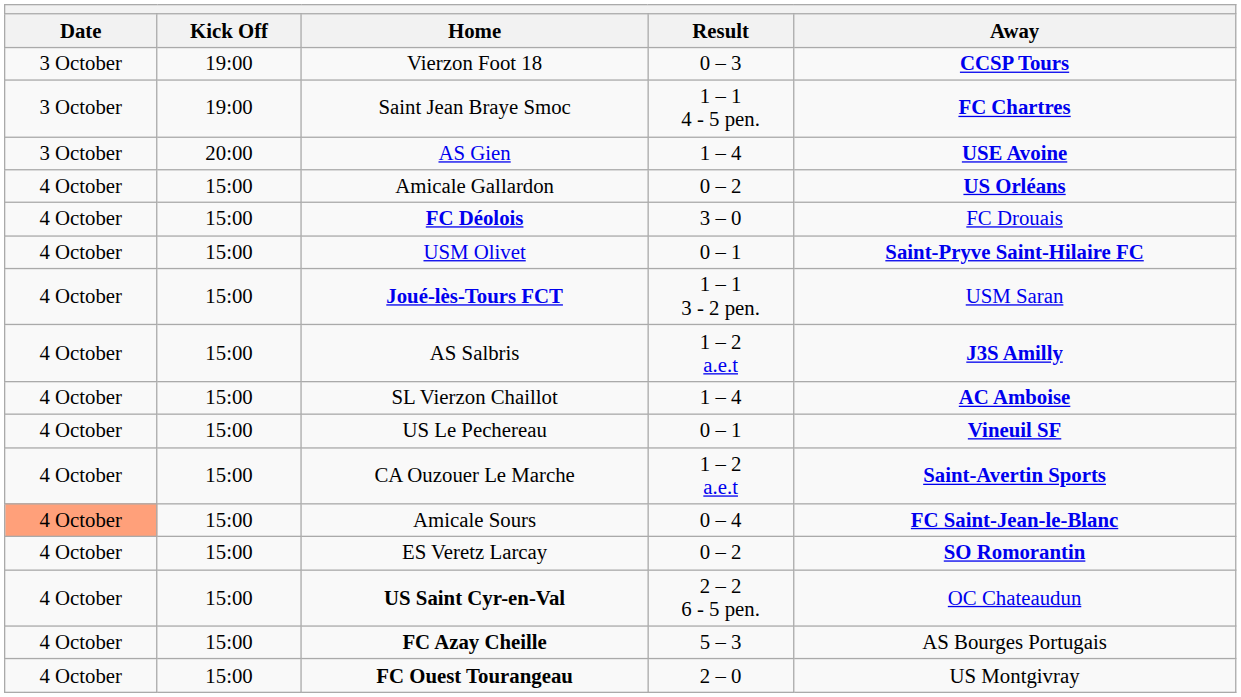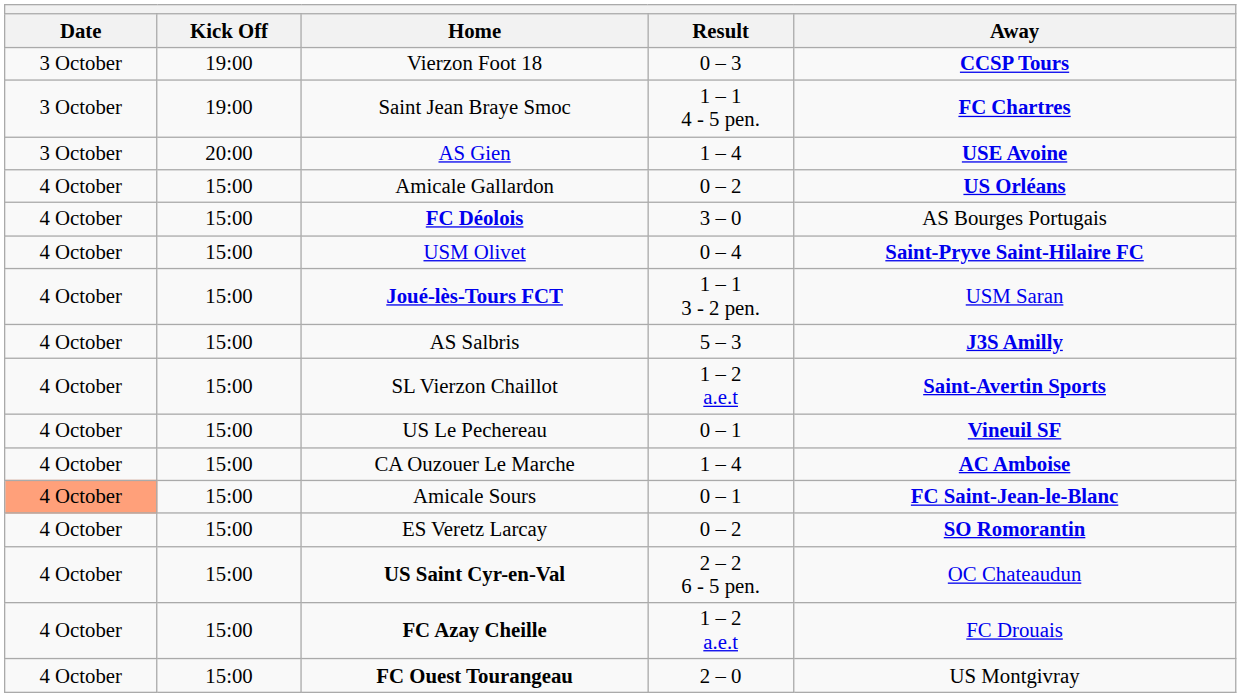(1015, 218) FC Drouais -> (1015, 218) AS Bourges Portugais
(721, 251) 0 – 1 -> (721, 251) 0 – 4
(721, 352) 1 – 2 a.e.t -> (721, 341) 5 – 3
(721, 397) 1 – 4 -> (721, 385) 1 – 2 a.e.t
(1015, 397) AC Amboise -> (1015, 385) Saint-Avertin Sports
(721, 475) 1 – 2 a.e.t -> (721, 463) 1 – 4
(1015, 475) Saint-Avertin Sports -> (1015, 463) AC Amboise
(721, 520) 0 – 4 -> (721, 496) 0 – 1
(721, 642) 5 – 3 -> (721, 630) 1 – 2 a.e.t
(1015, 642) AS Bourges Portugais -> (1015, 630) FC Drouais
